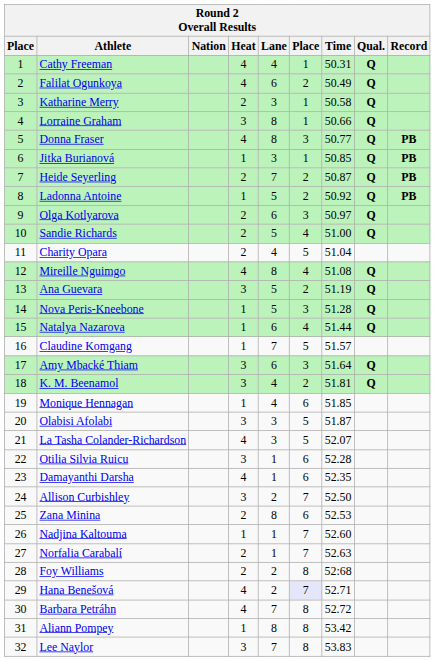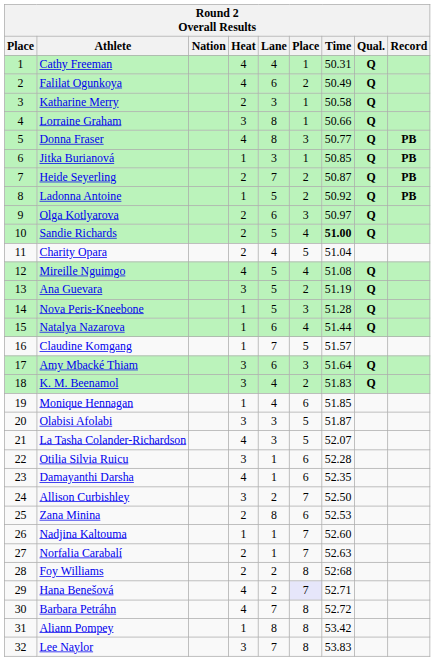(338, 233) normal -> (338, 233) bold
(274, 271) 8 -> (274, 271) 5
(338, 383) 51.81 -> (338, 383) 51.83
